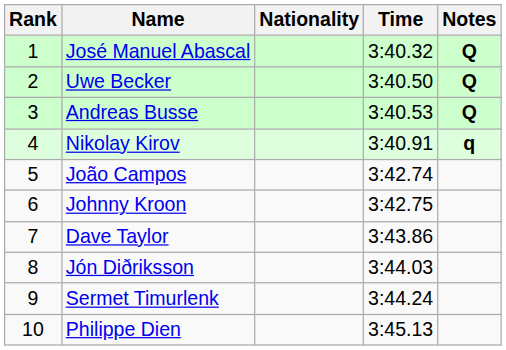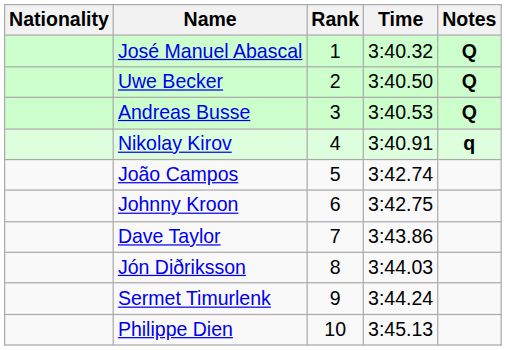columns swapped: (33, 19) <-> (309, 19)
